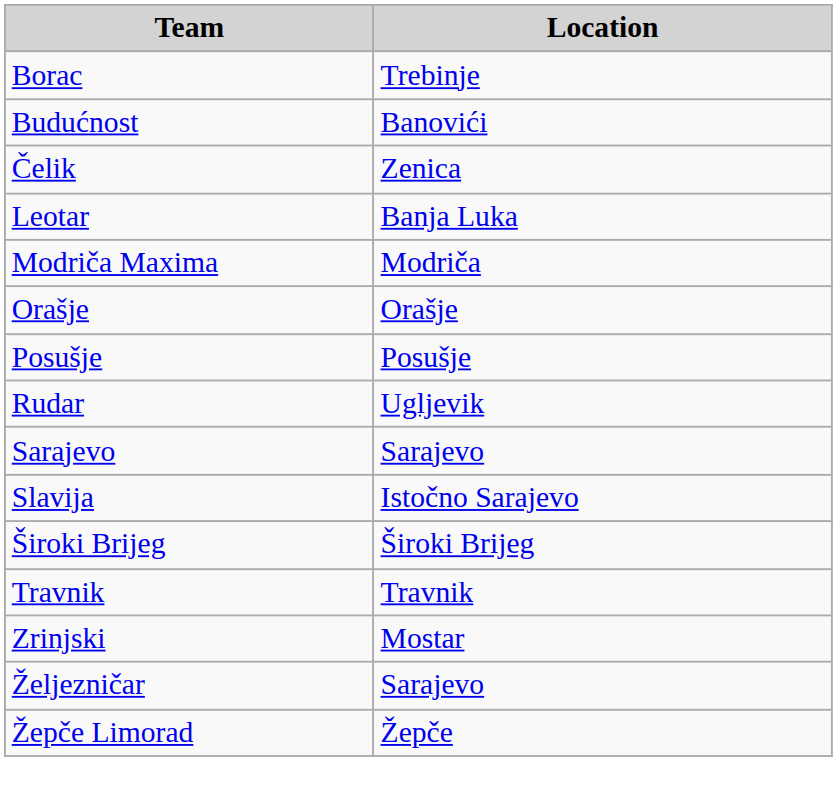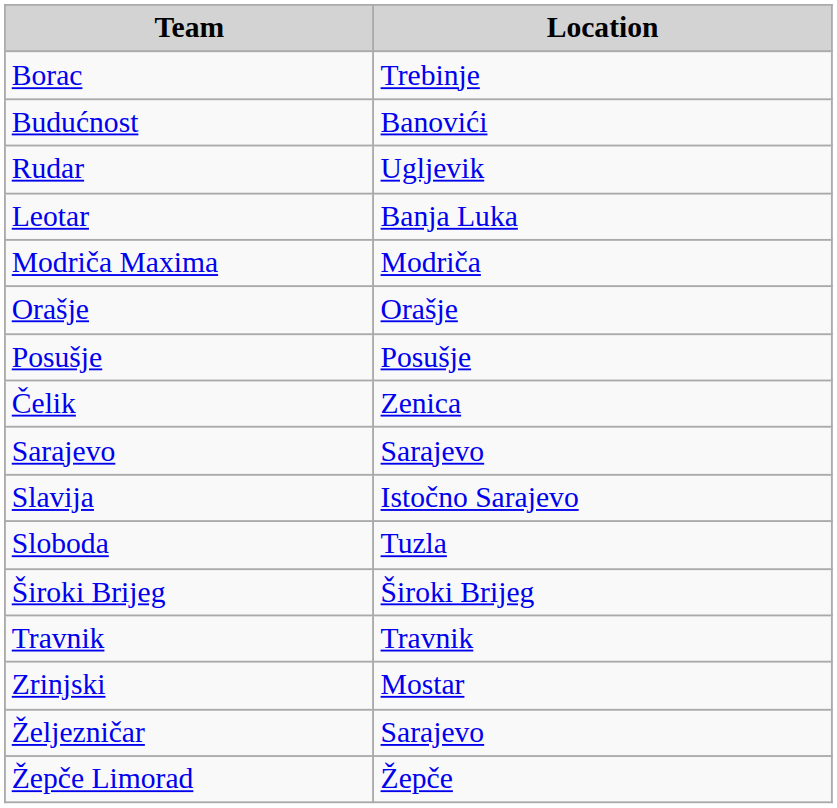rows swapped: (44, 168) <-> (48, 403)
+ row: (60, 544)
